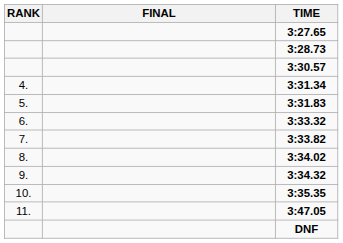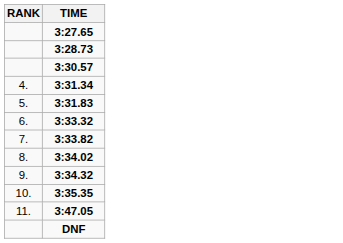- column: (159, 14)
